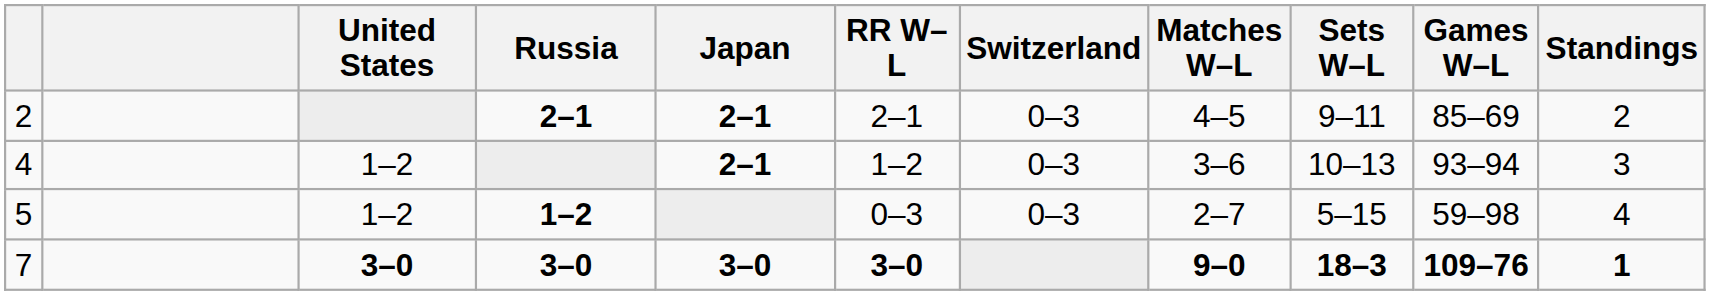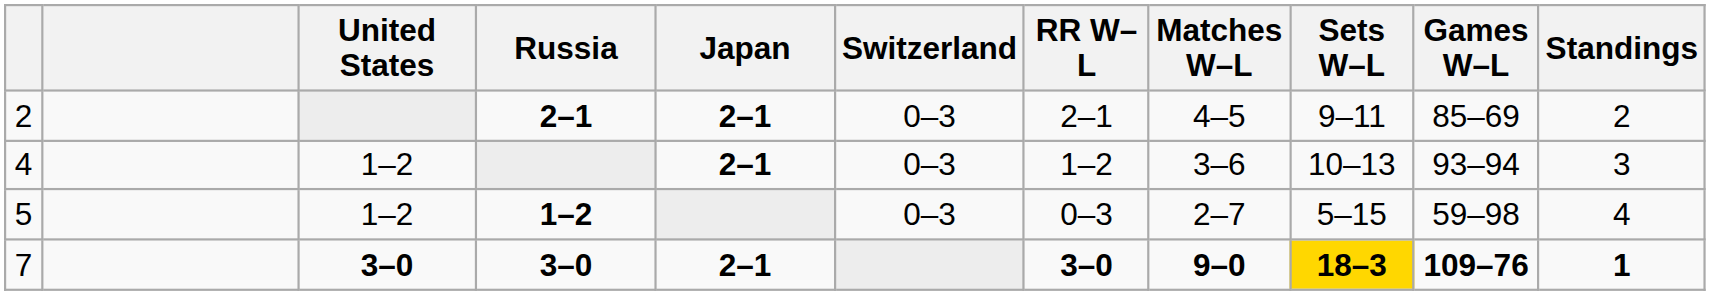columns swapped: (1054, 48) <-> (897, 48)
(745, 265) 3–0 -> (745, 265) 2–1
(1352, 265) no background -> (1352, 265) gold background
